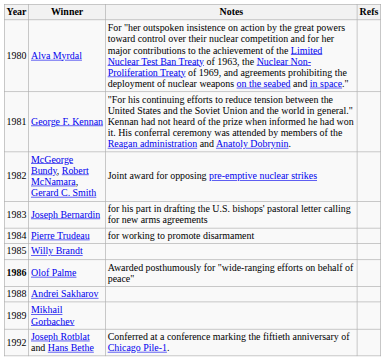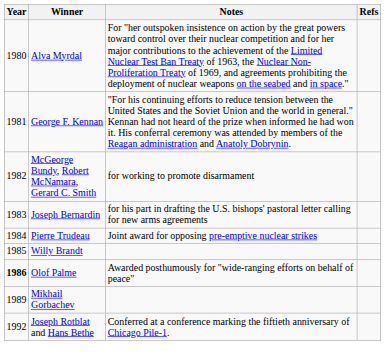(212, 176) Joint award for opposing pre-emptive nuclear strikes -> (181, 176) for working to promote disarmament
(181, 236) for working to promote disarmament -> (212, 236) Joint award for opposing pre-emptive nuclear strikes
- row: (65, 294)
